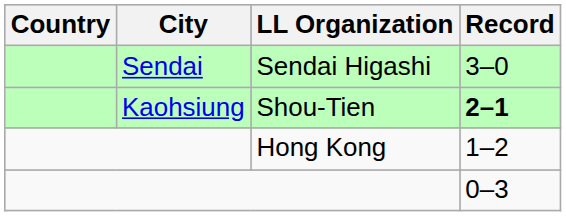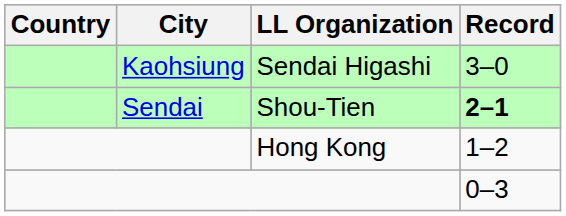(162, 66) Sendai -> (183, 66) Kaohsiung
(183, 107) Kaohsiung -> (162, 107) Sendai
